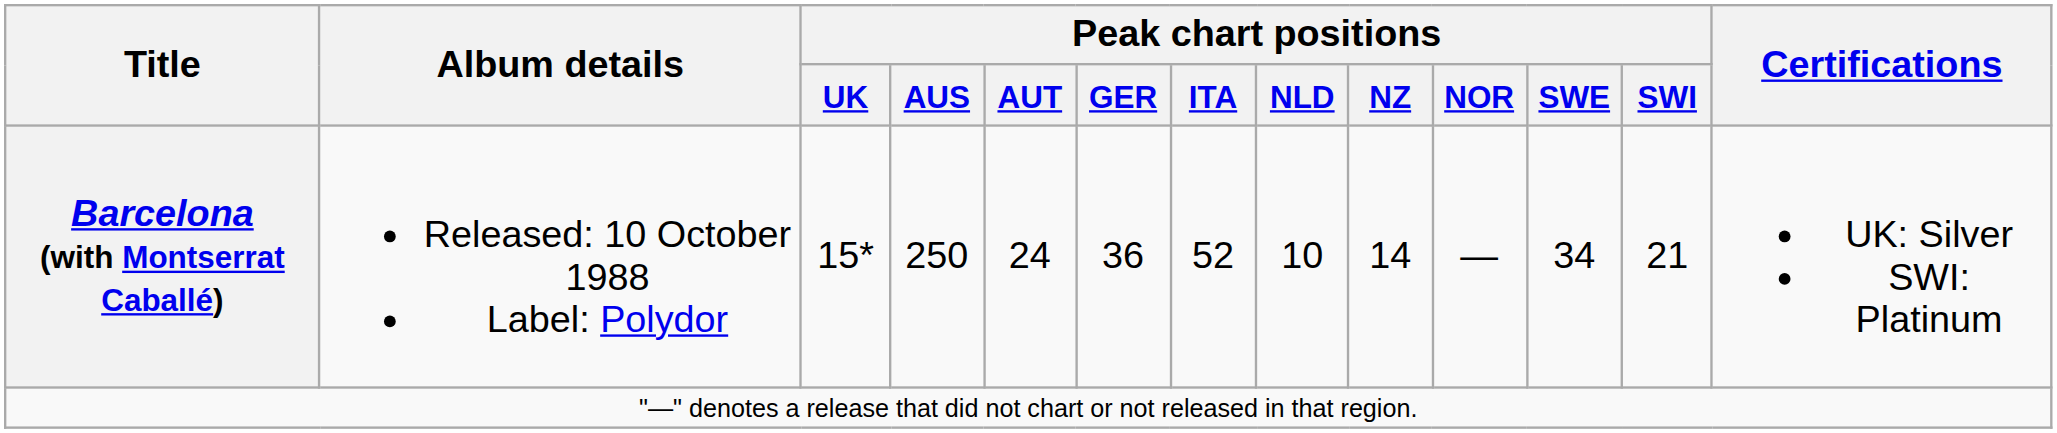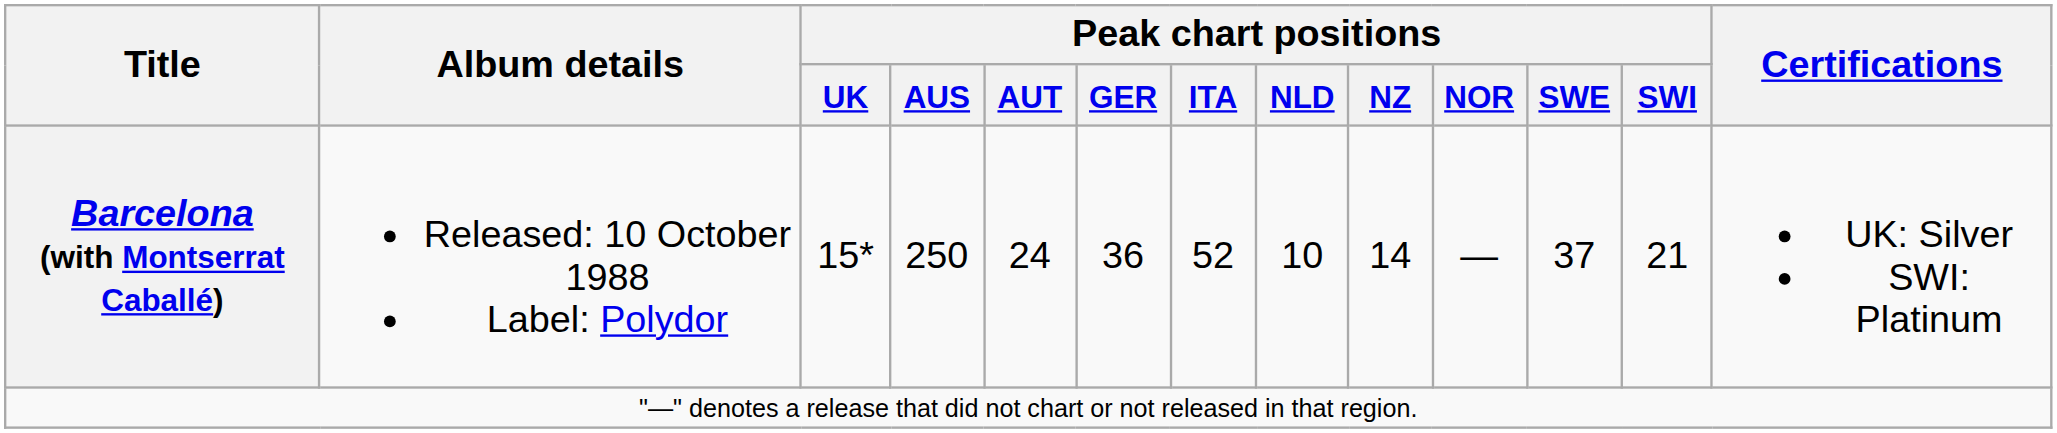(1574, 255) 34 -> (1574, 255) 37
